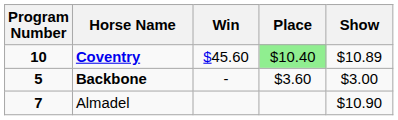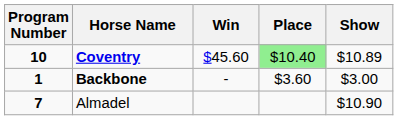(38, 80) 5 -> (38, 80) 1
